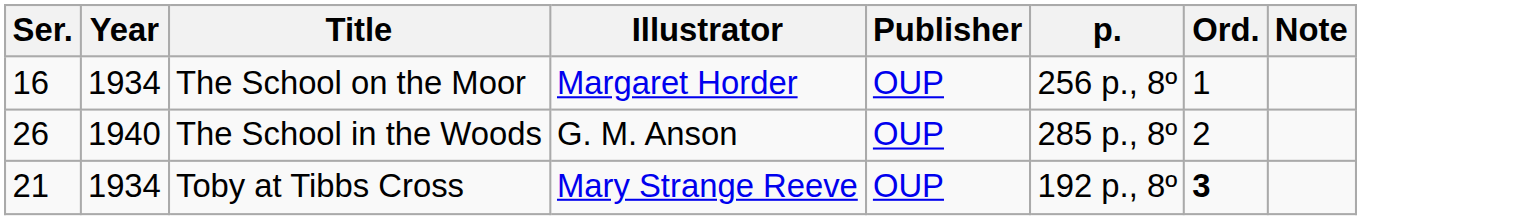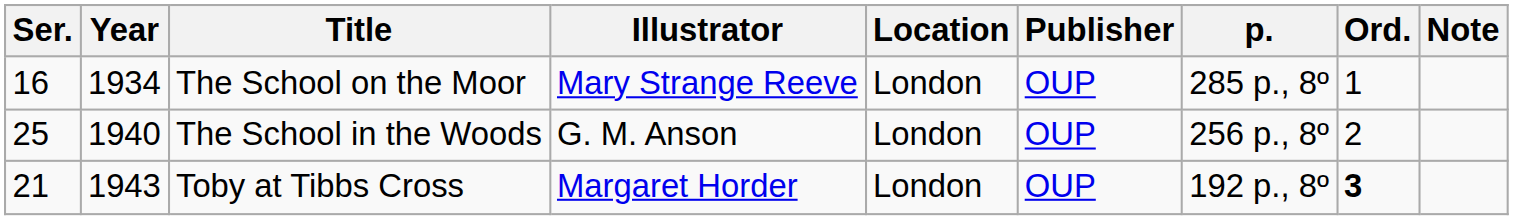+ column: (941, 30)
(677, 82) Margaret Horder -> (707, 82) Mary Strange Reeve
(1107, 82) 256 p., 8º -> (1259, 82) 285 p., 8º
(31, 134) 26 -> (31, 134) 25
(1107, 134) 285 p., 8º -> (1259, 134) 256 p., 8º
(124, 186) 1934 -> (124, 186) 1943
(707, 186) Mary Strange Reeve -> (677, 186) Margaret Horder
